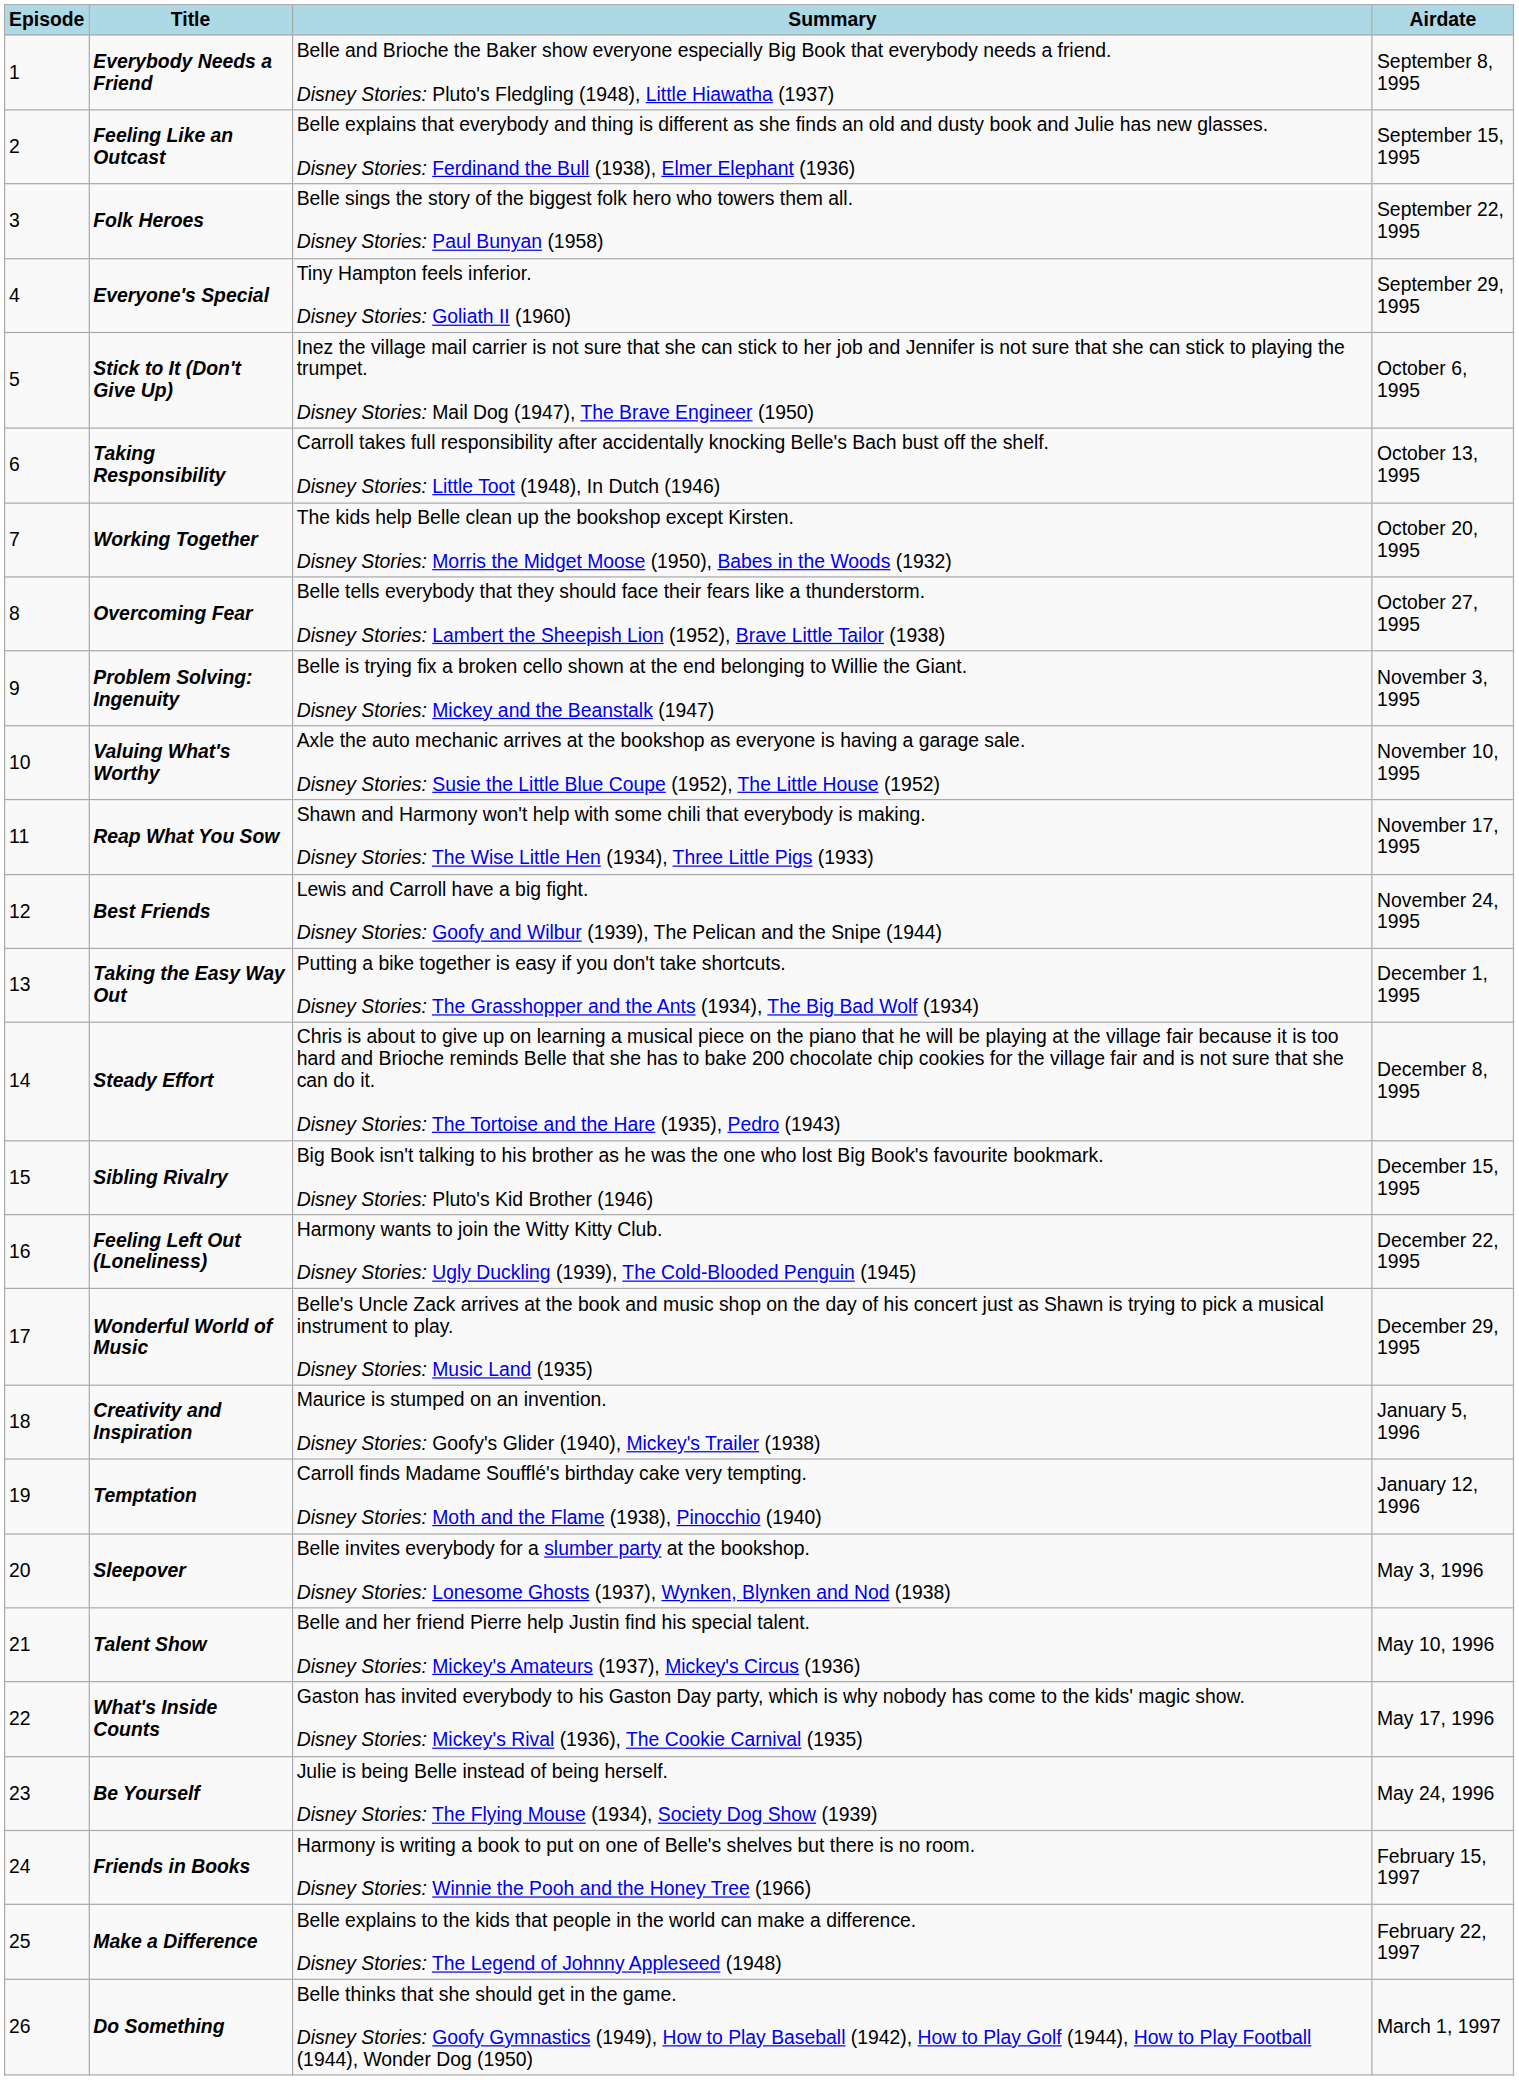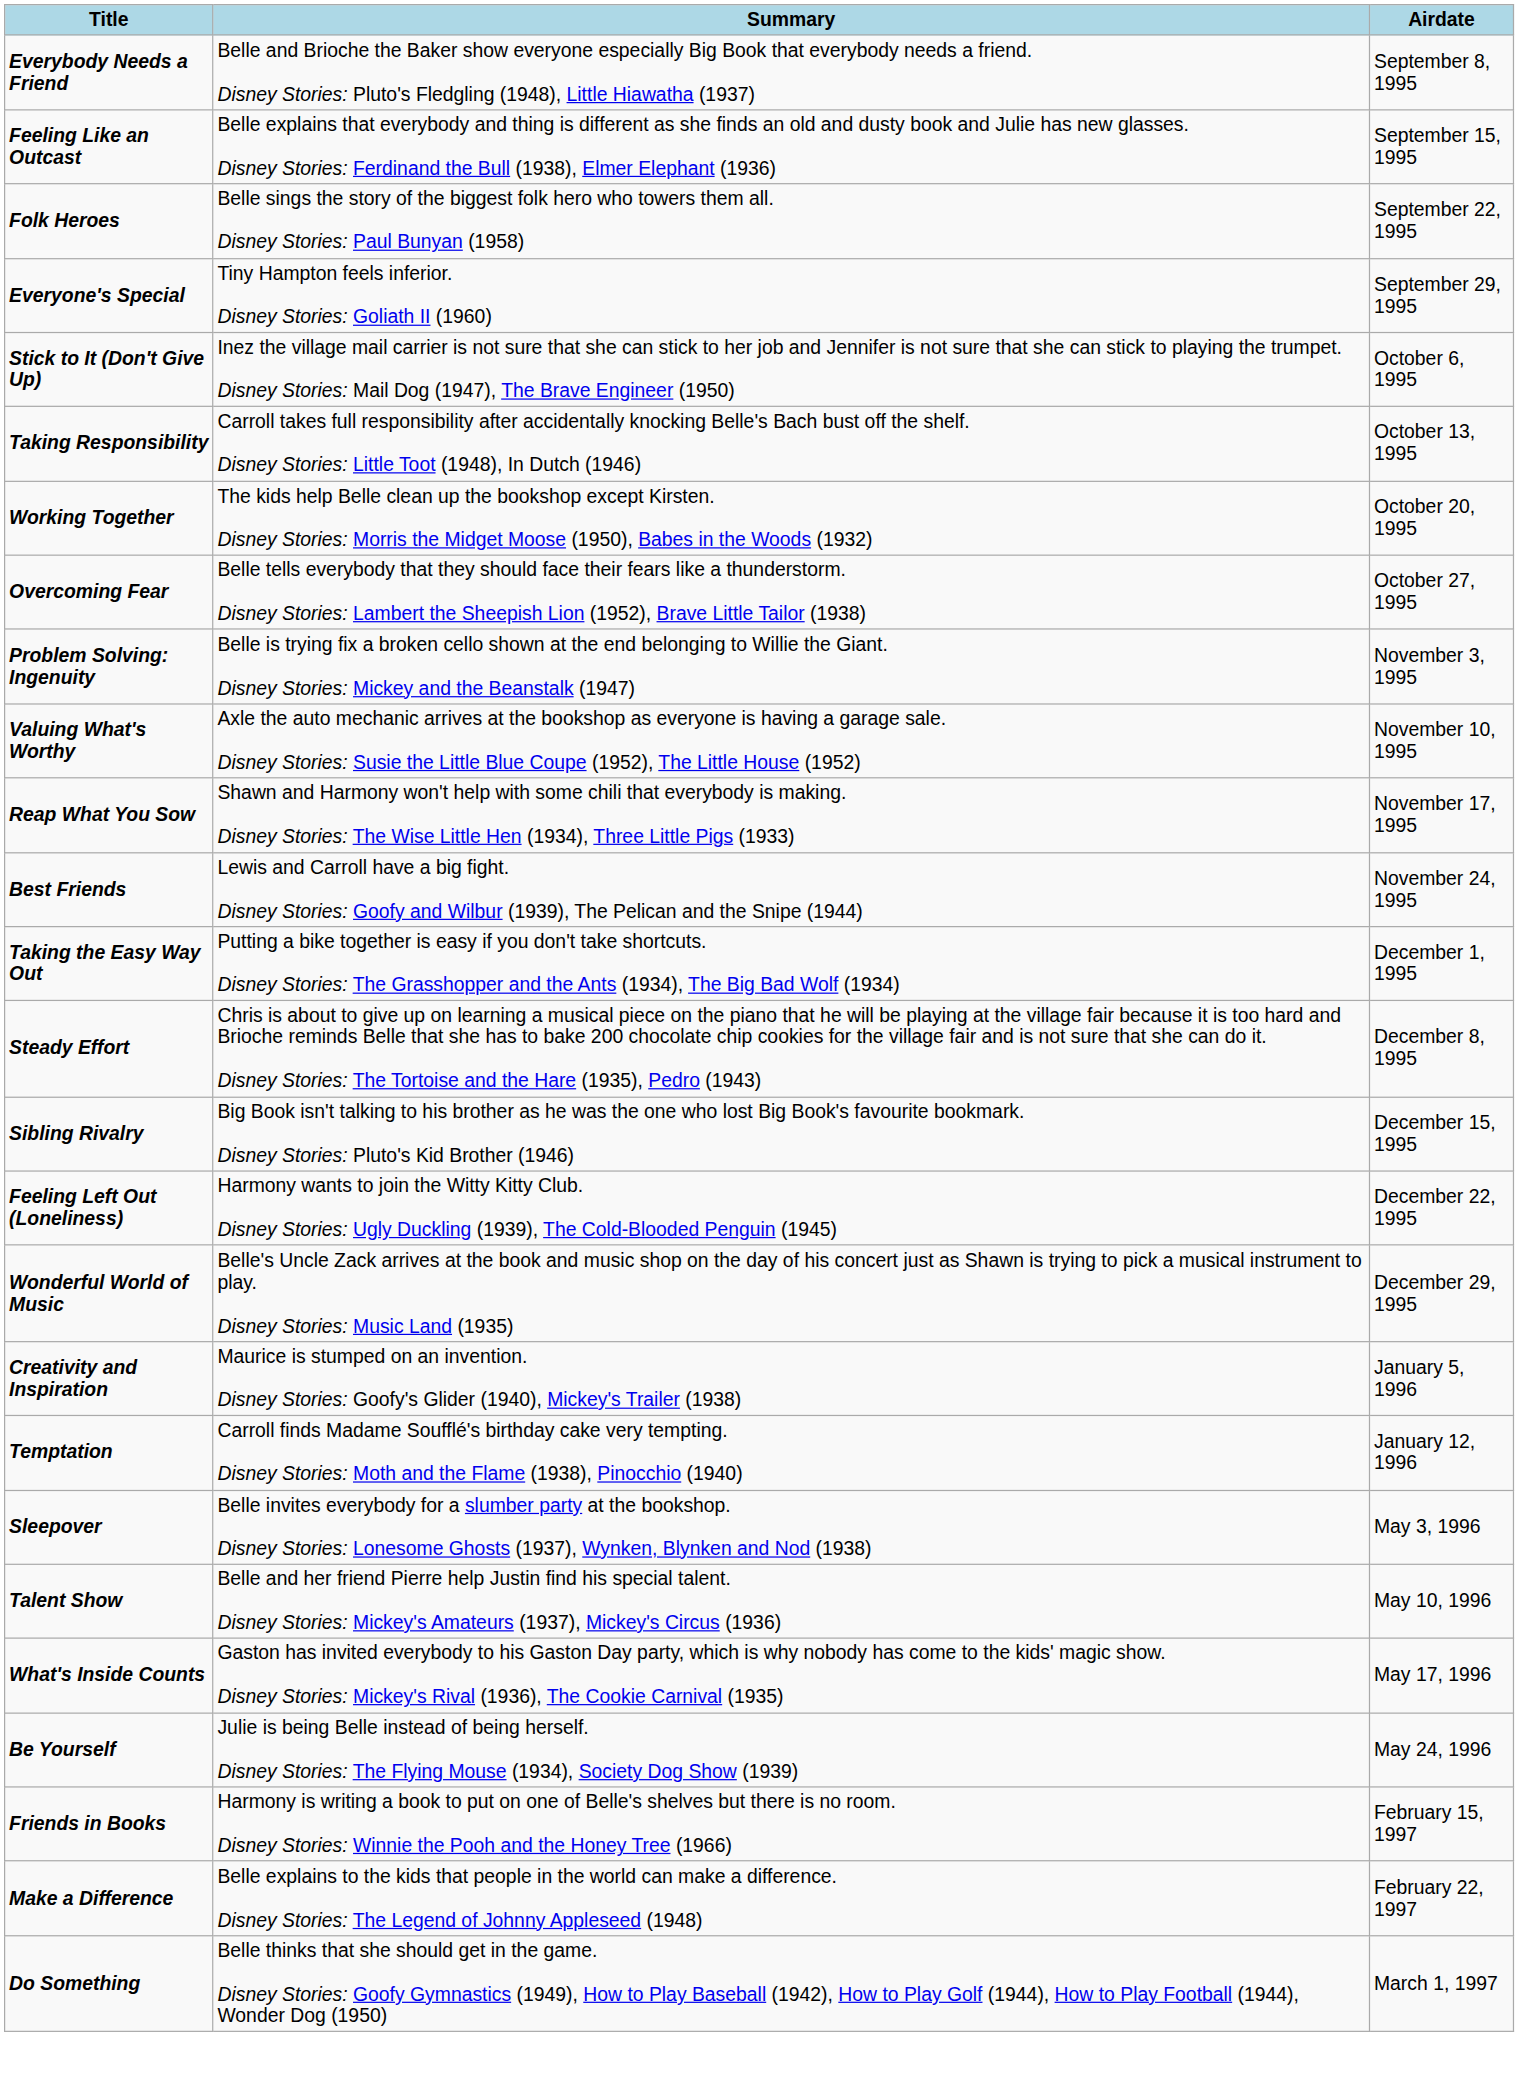- column: (47, 19)
